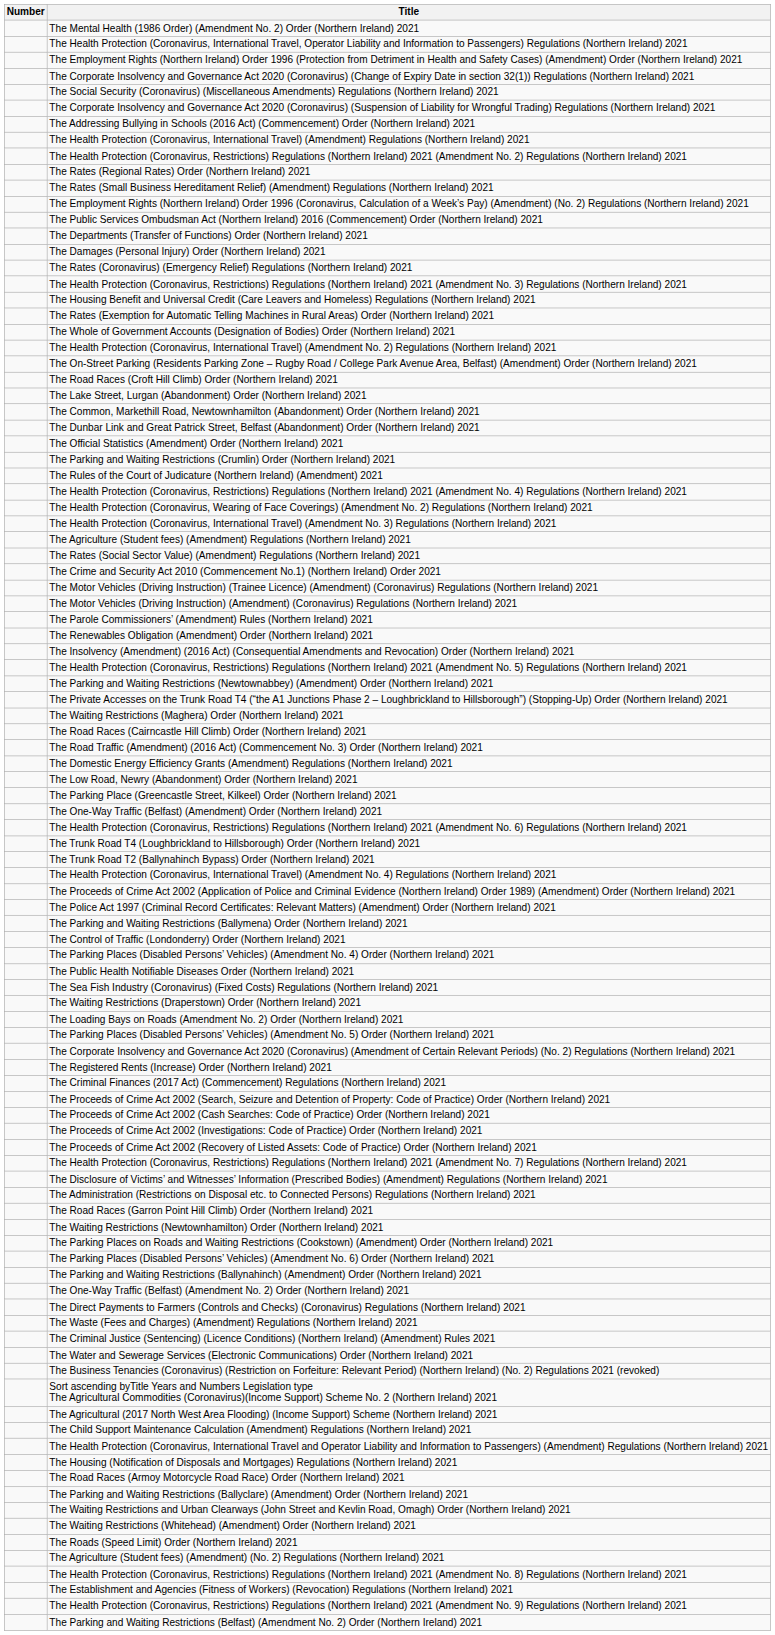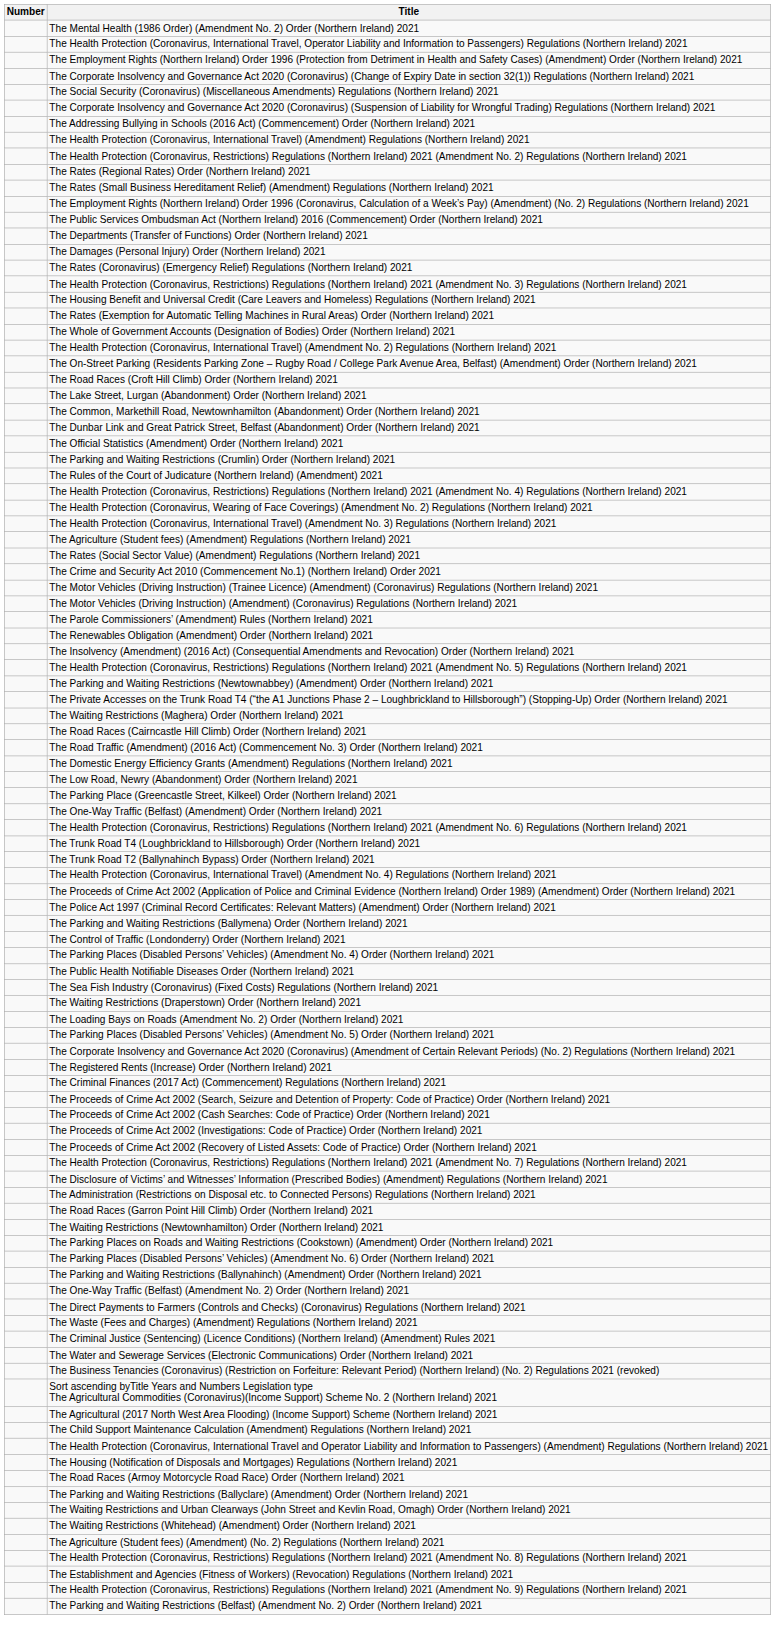- row: (173, 1542)
